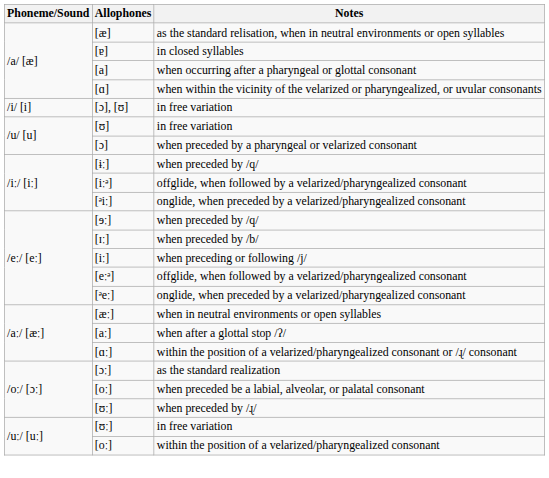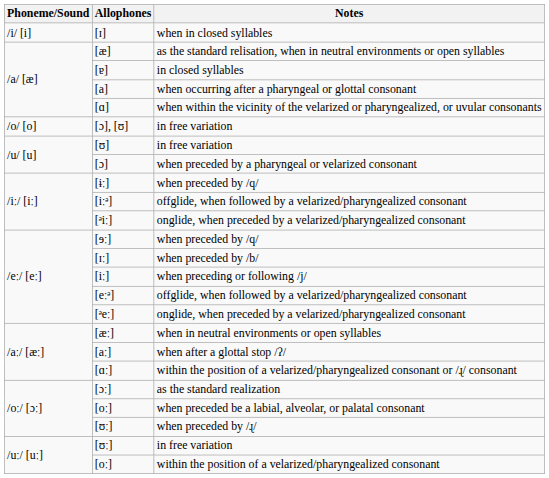+ row: (100, 32)
(19, 107) /i/ [i] -> (22, 126) /o/ [o]
